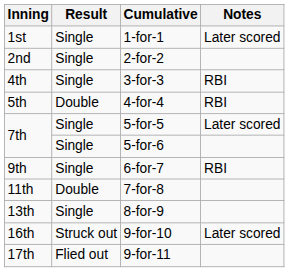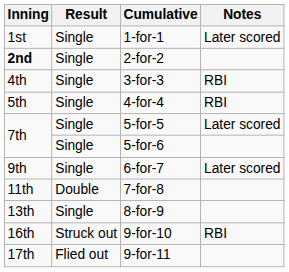(19, 59) normal -> (20, 59) bold
(77, 102) Double -> (74, 102) Single
(215, 168) RBI -> (242, 168) Later scored
(242, 233) Later scored -> (215, 233) RBI
